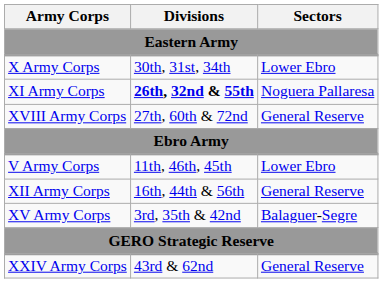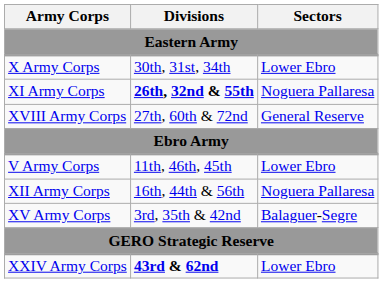(312, 191) General Reserve -> (318, 191) Noguera Pallaresa
(174, 265) normal -> (176, 265) bold
(312, 265) General Reserve -> (298, 265) Lower Ebro
